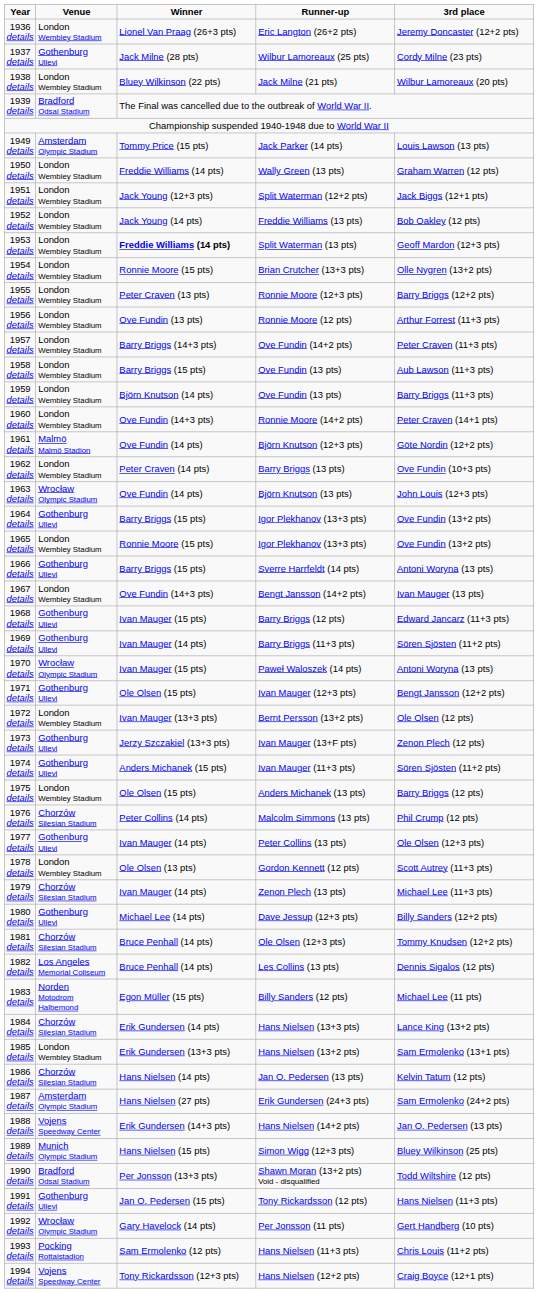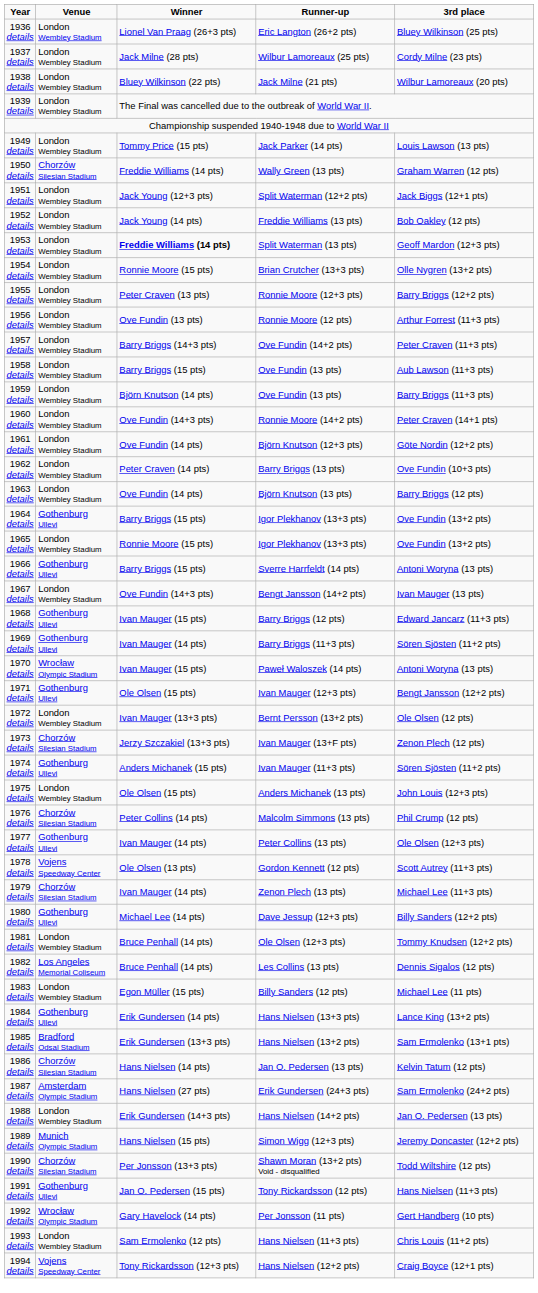(458, 31) Jeremy Doncaster (12+2 pts) -> (447, 31) Bluey Wilkinson (25 pts)
(63, 56) Gothenburg Ullevi -> (70, 56) London Wembley Stadium
(64, 106) Bradford Odsal Stadium -> (70, 106) London Wembley Stadium
(68, 145) Amsterdam Olympic Stadium -> (70, 145) London Wembley Stadium
(70, 170) London Wembley Stadium -> (67, 170) Chorzów Silesian Stadium
(64, 444) Malmö Malmö Stadion -> (70, 444) London Wembley Stadium
(68, 494) Wrocław Olympic Stadium -> (70, 494) London Wembley Stadium
(442, 494) John Louis (12+3 pts) -> (440, 494) Barry Briggs (12 pts)
(63, 742) Gothenburg Ullevi -> (67, 742) Chorzów Silesian Stadium
(440, 792) Barry Briggs (12 pts) -> (442, 792) John Louis (12+3 pts)
(70, 867) London Wembley Stadium -> (69, 867) Vojens Speedway Center
(67, 941) Chorzów Silesian Stadium -> (70, 941) London Wembley Stadium
(58, 996) Norden Motodrom Halbemond -> (70, 991) London Wembley Stadium
(67, 1026) Chorzów Silesian Stadium -> (63, 1016) Gothenburg Ullevi
(70, 1051) London Wembley Stadium -> (64, 1041) Bradford Odsal Stadium
(69, 1126) Vojens Speedway Center -> (70, 1116) London Wembley Stadium
(447, 1151) Bluey Wilkinson (25 pts) -> (458, 1140) Jeremy Doncaster (12+2 pts)
(64, 1176) Bradford Odsal Stadium -> (67, 1165) Chorzów Silesian Stadium
(61, 1250) Pocking Rottalstadion -> (70, 1240) London Wembley Stadium
